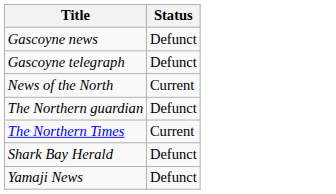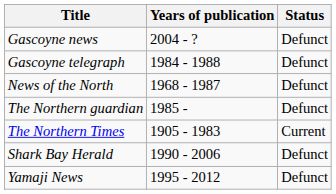+ column: (212, 16)
(172, 85) Current -> (305, 85) Defunct
